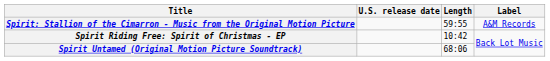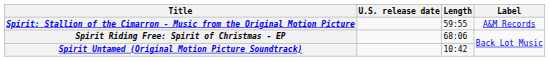(455, 37) 10:42 -> (455, 37) 68:06
(455, 50) 68:06 -> (455, 50) 10:42
